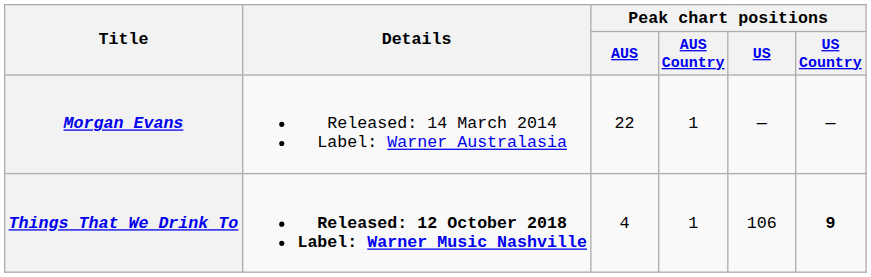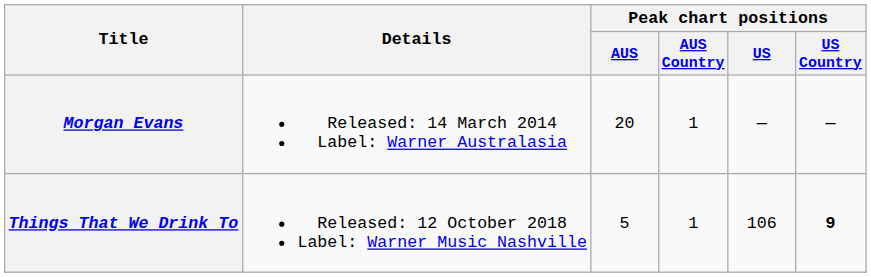(625, 124) 22 -> (625, 124) 20
(417, 233) bold -> (417, 233) normal
(625, 223) 4 -> (625, 223) 5
